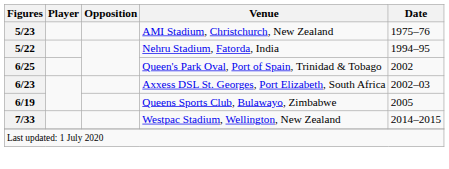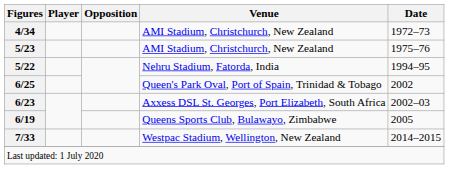+ row: (25, 31)
